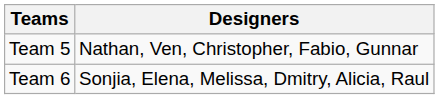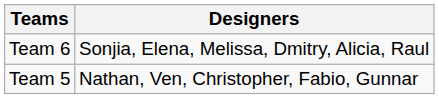rows swapped: (40, 78) <-> (40, 49)
